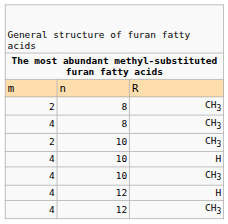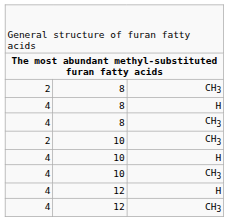- row: (63, 88)
+ row: (122, 105)
